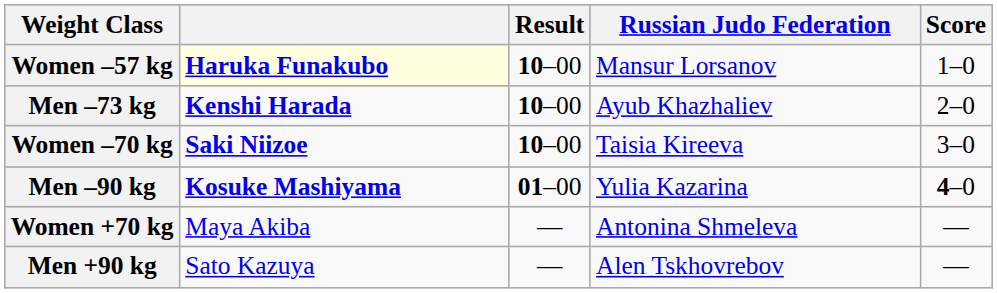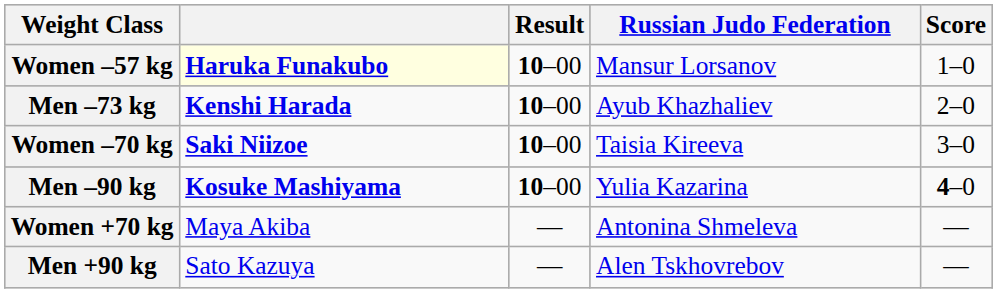(550, 186) 01–00 -> (550, 186) 10–00
